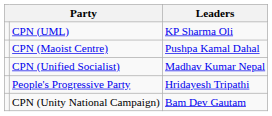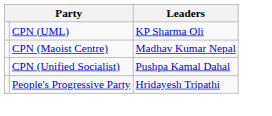(212, 48) Pushpa Kamal Dahal -> (186, 48) Madhav Kumar Nepal
(215, 66) Madhav Kumar Nepal -> (183, 66) Pushpa Kamal Dahal
- row: (86, 102)
